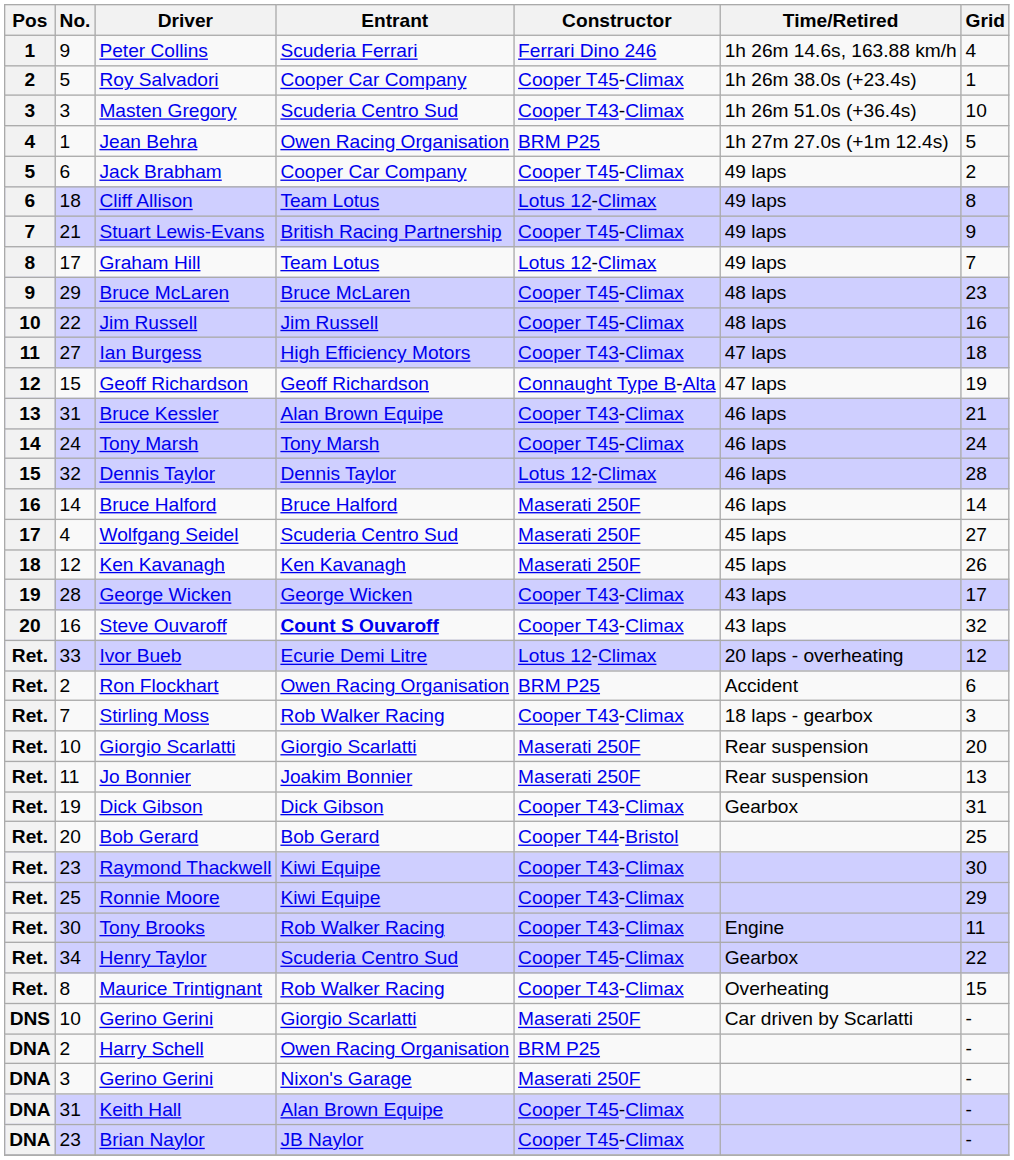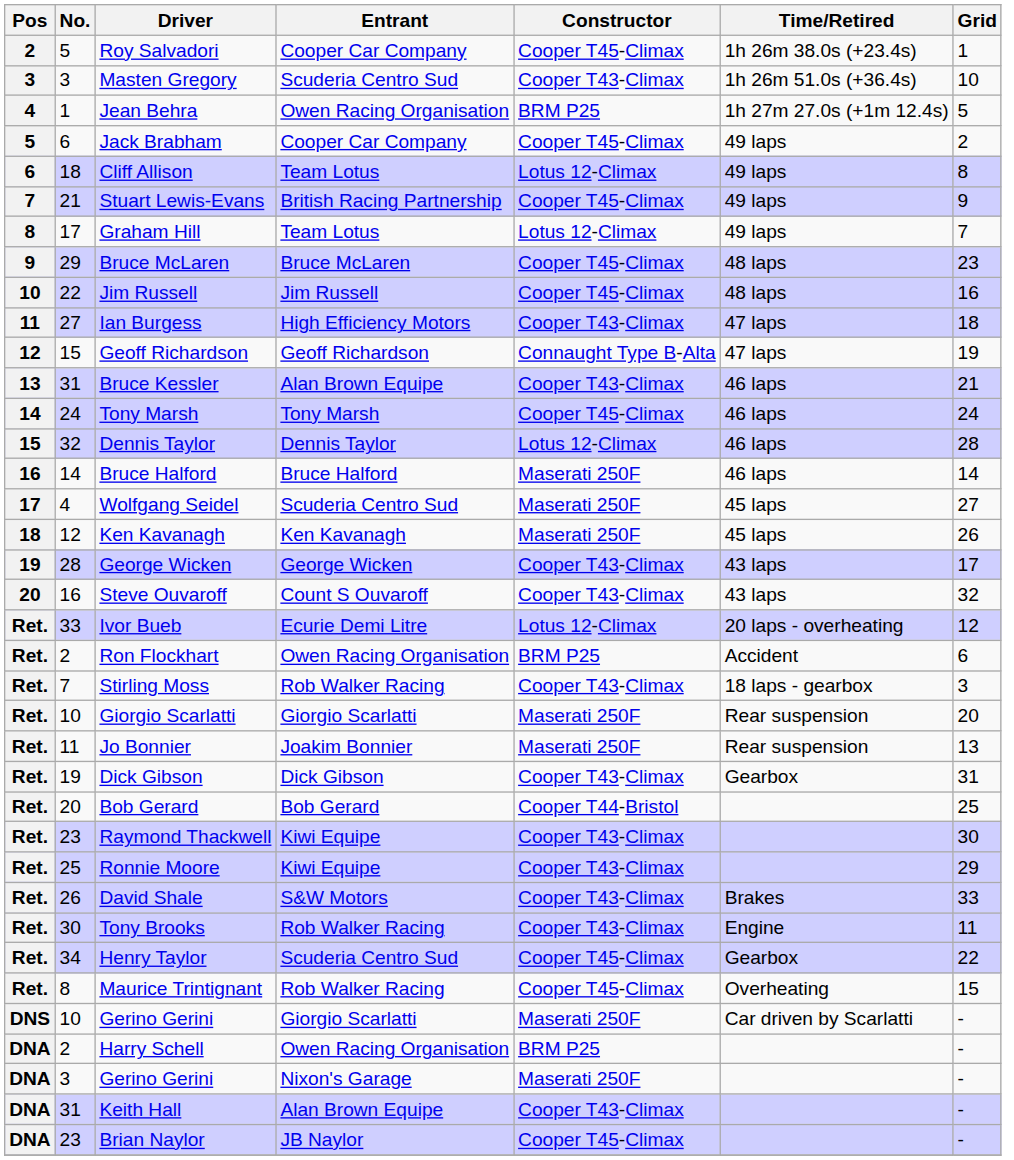- row: (65, 50)
(360, 625) bold -> (354, 595) normal
+ row: (70, 898)
(601, 988) Cooper T43-Climax -> (601, 988) Cooper T45-Climax
(601, 1109) Cooper T45-Climax -> (601, 1109) Cooper T43-Climax
